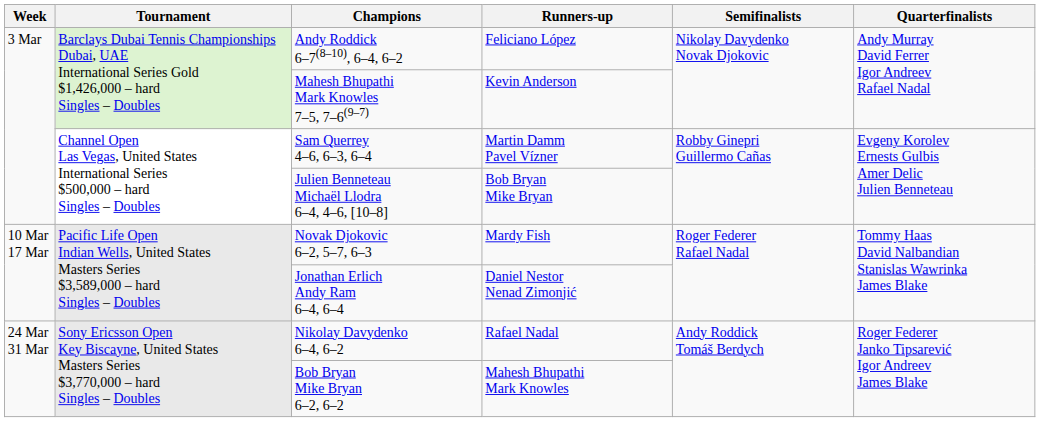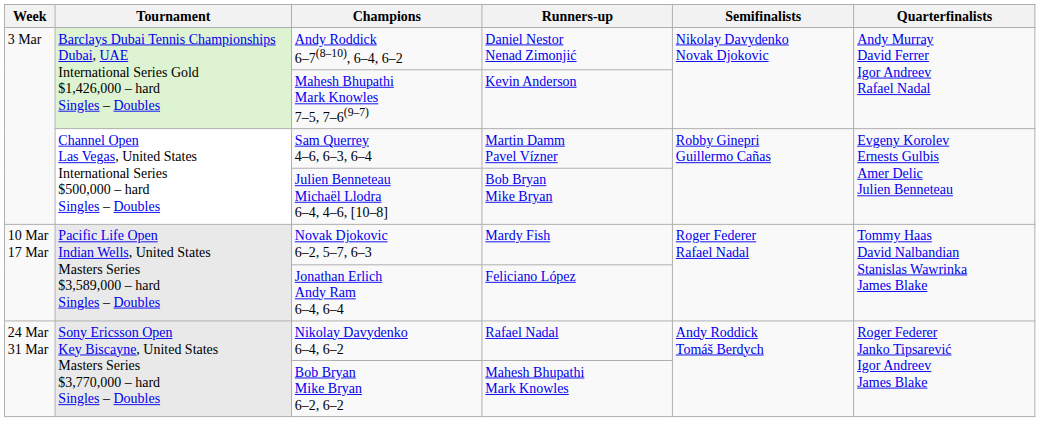(531, 39) Feliciano López -> (531, 47) Daniel Nestor Nenad Zimonjić
(531, 284) Daniel Nestor Nenad Zimonjić -> (531, 276) Feliciano López
